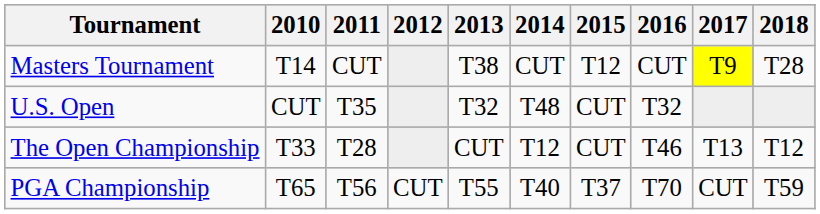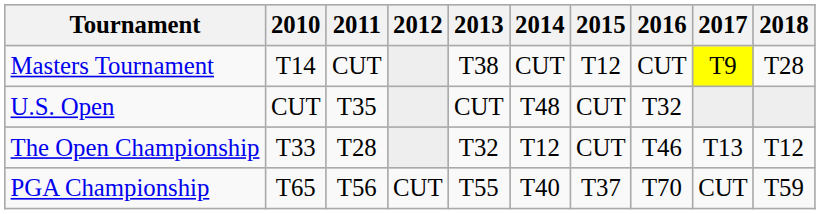(479, 106) T32 -> (479, 106) CUT
(479, 147) CUT -> (479, 147) T32
